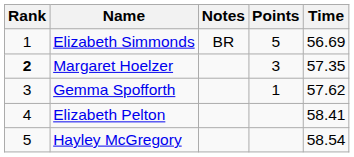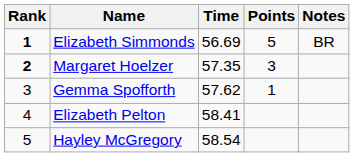columns swapped: (326, 16) <-> (223, 16)
(27, 41) normal -> (27, 41) bold
